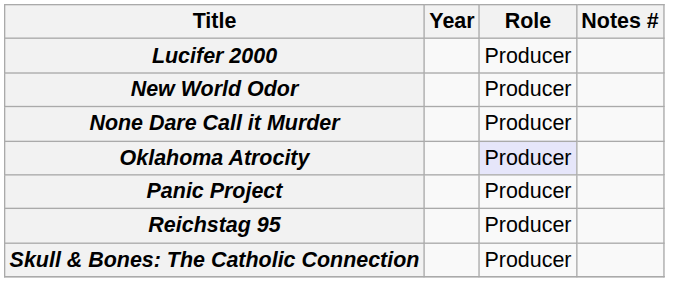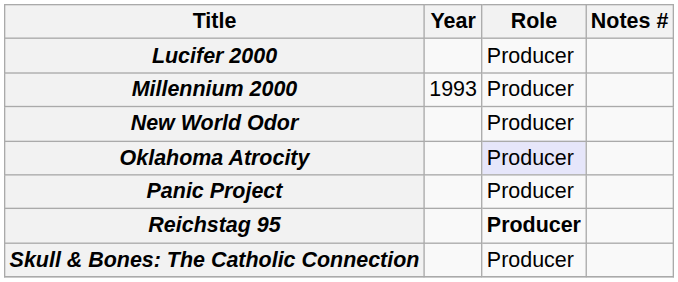+ row: (214, 89)
- row: (214, 123)
(528, 225) normal -> (534, 225) bold
